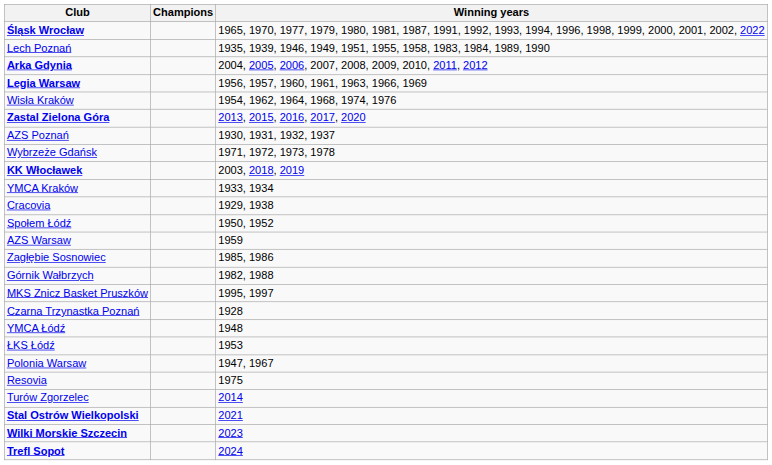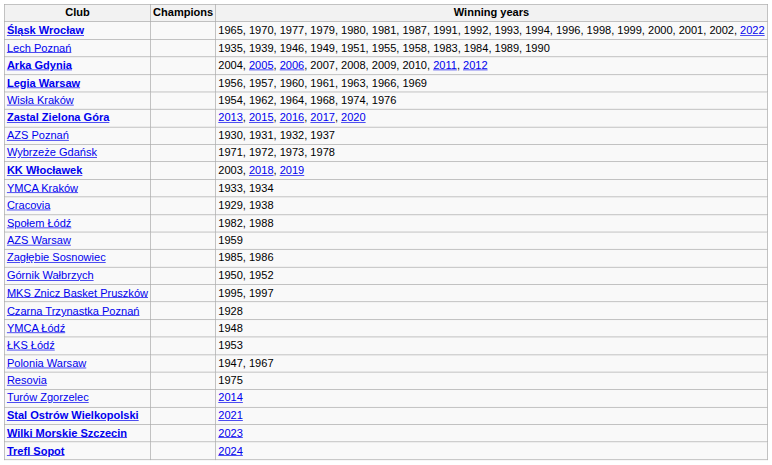(246, 223) 1950, 1952 -> (246, 223) 1982, 1988
(246, 275) 1982, 1988 -> (246, 275) 1950, 1952
